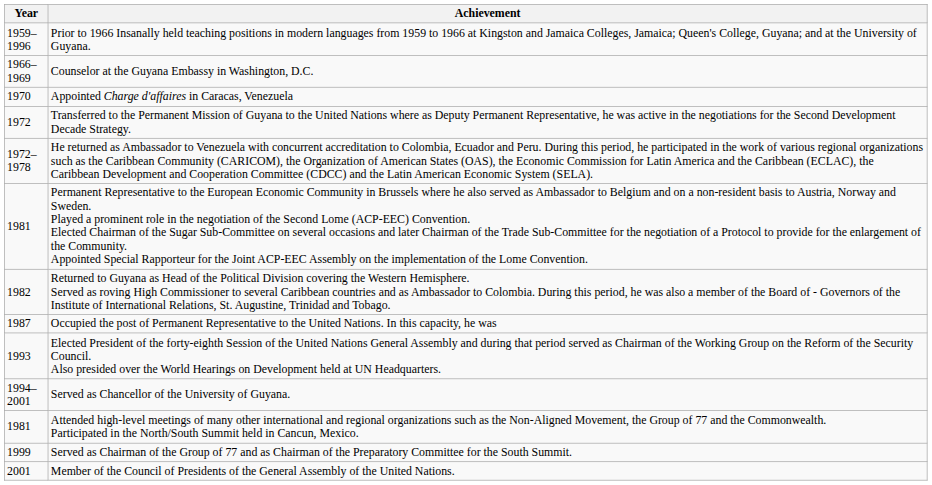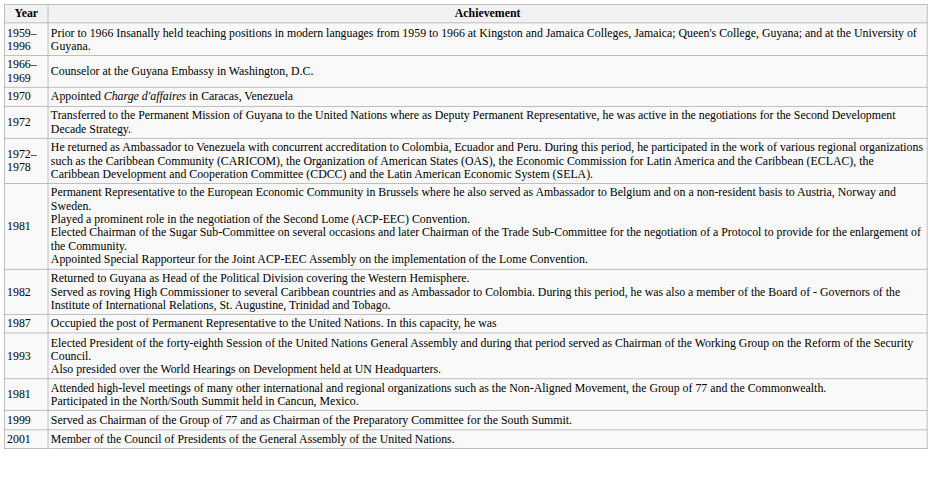- row: (171, 394)
